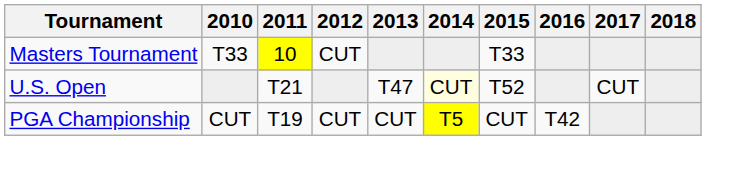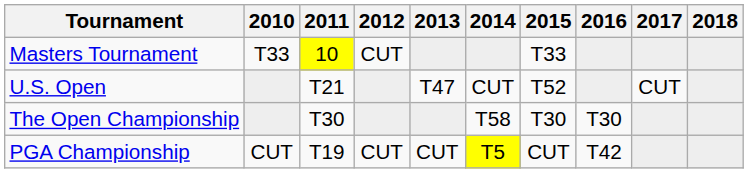(451, 87) lightyellow background -> (493, 87) no background
+ row: (124, 119)
